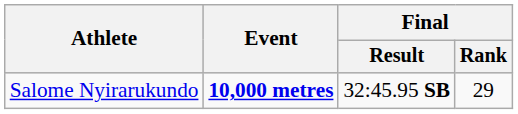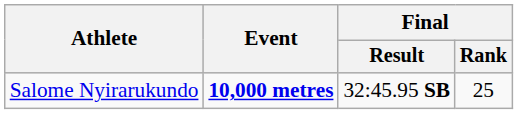(483, 90) 29 -> (483, 90) 25
